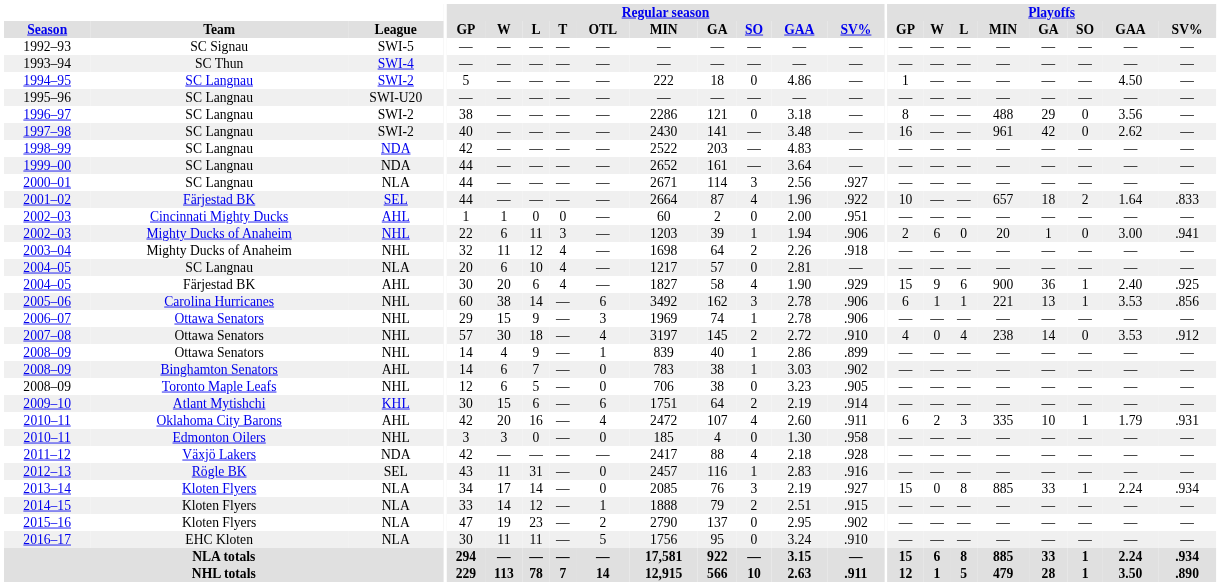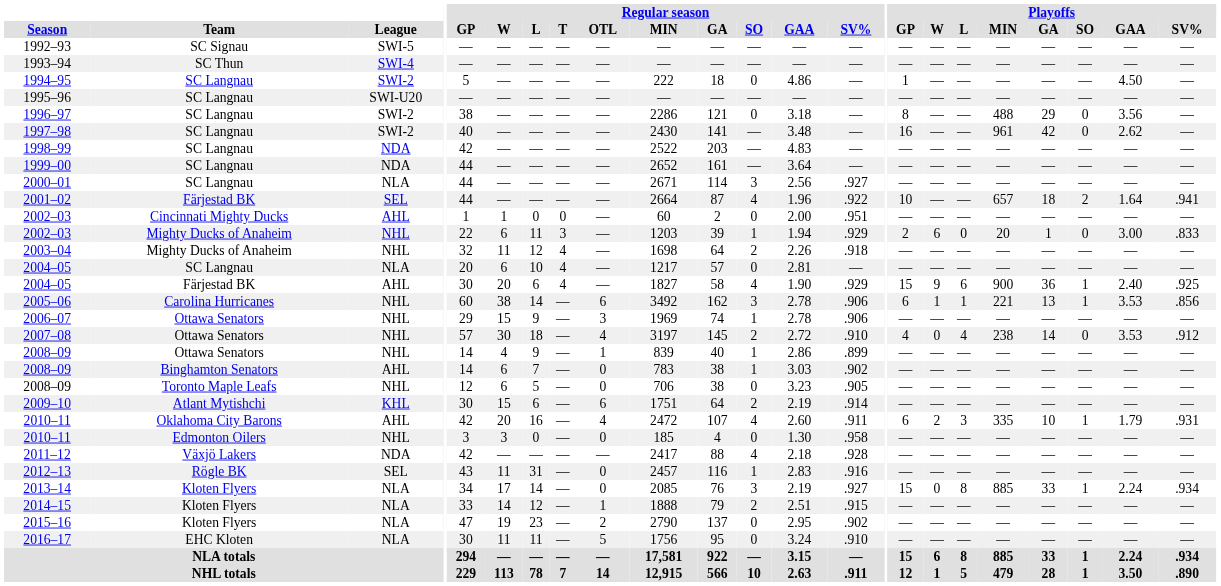(1187, 199) .833 -> (1187, 199) .941
(856, 233) .906 -> (856, 233) .929
(1187, 233) .941 -> (1187, 233) .833
